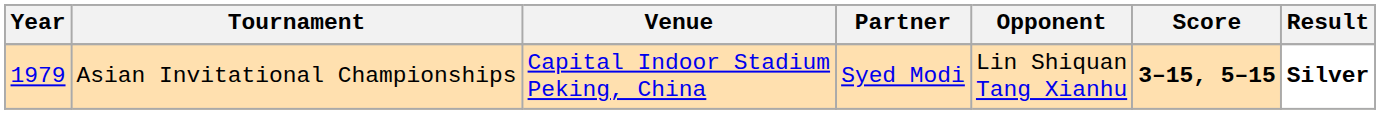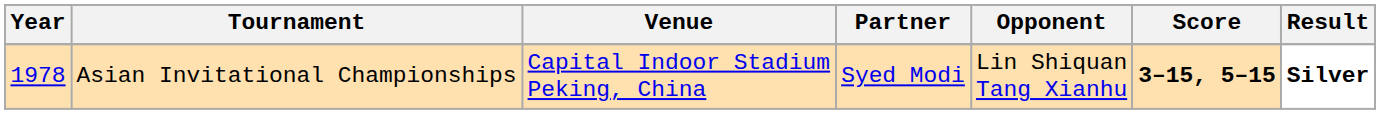(38, 76) 1979 -> (38, 76) 1978
